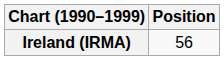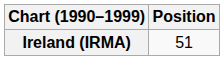(184, 42) 56 -> (184, 42) 51
